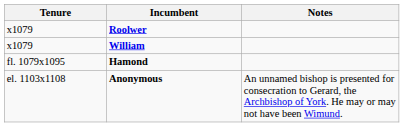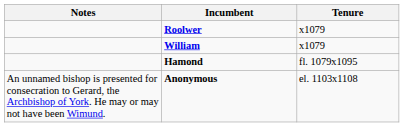columns swapped: (55, 12) <-> (320, 12)
